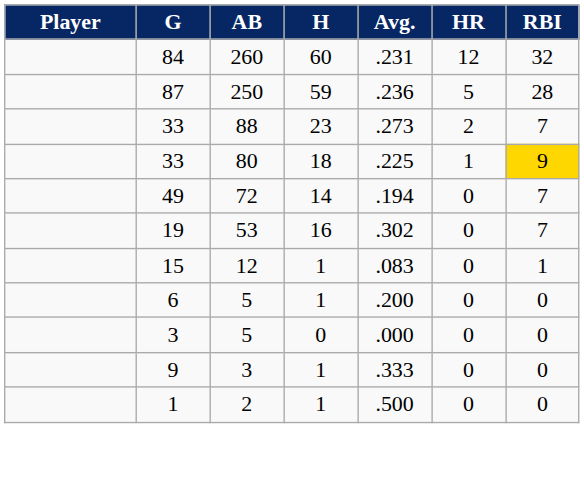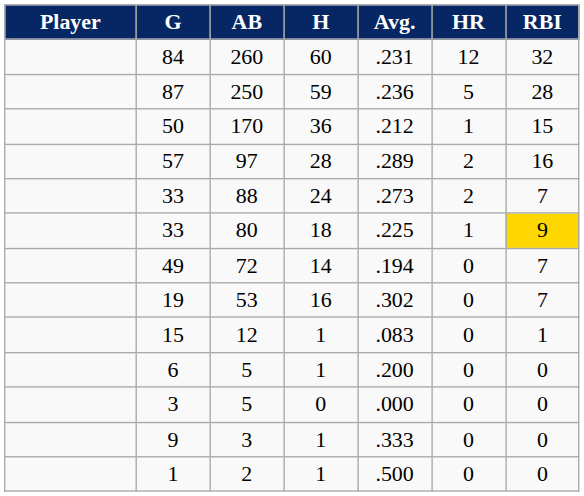+ row: (173, 126)
+ row: (173, 160)
(321, 126) 23 -> (321, 195) 24
